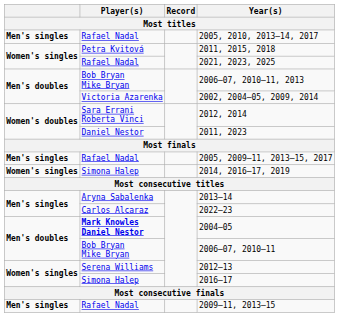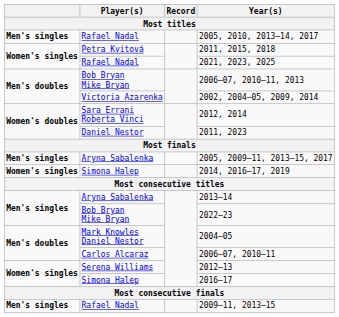(110, 158) Rafael Nadal -> (117, 158) Aryna Sabalenka
(115, 210) Carlos Alcaraz -> (105, 215) Bob Bryan Mike Bryan
(113, 228) bold -> (113, 237) normal
(105, 250) Bob Bryan Mike Bryan -> (115, 254) Carlos Alcaraz
